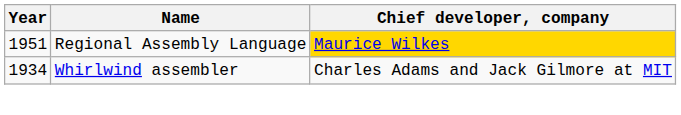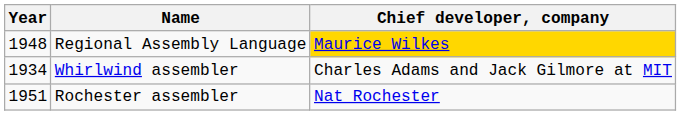(28, 44) 1951 -> (28, 44) 1948
+ row: (147, 97)
